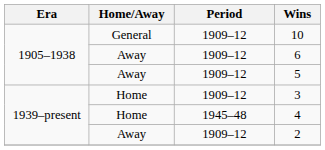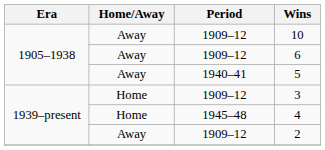(132, 34) General -> (132, 34) Away
(224, 74) 1909–12 -> (224, 74) 1940–41
